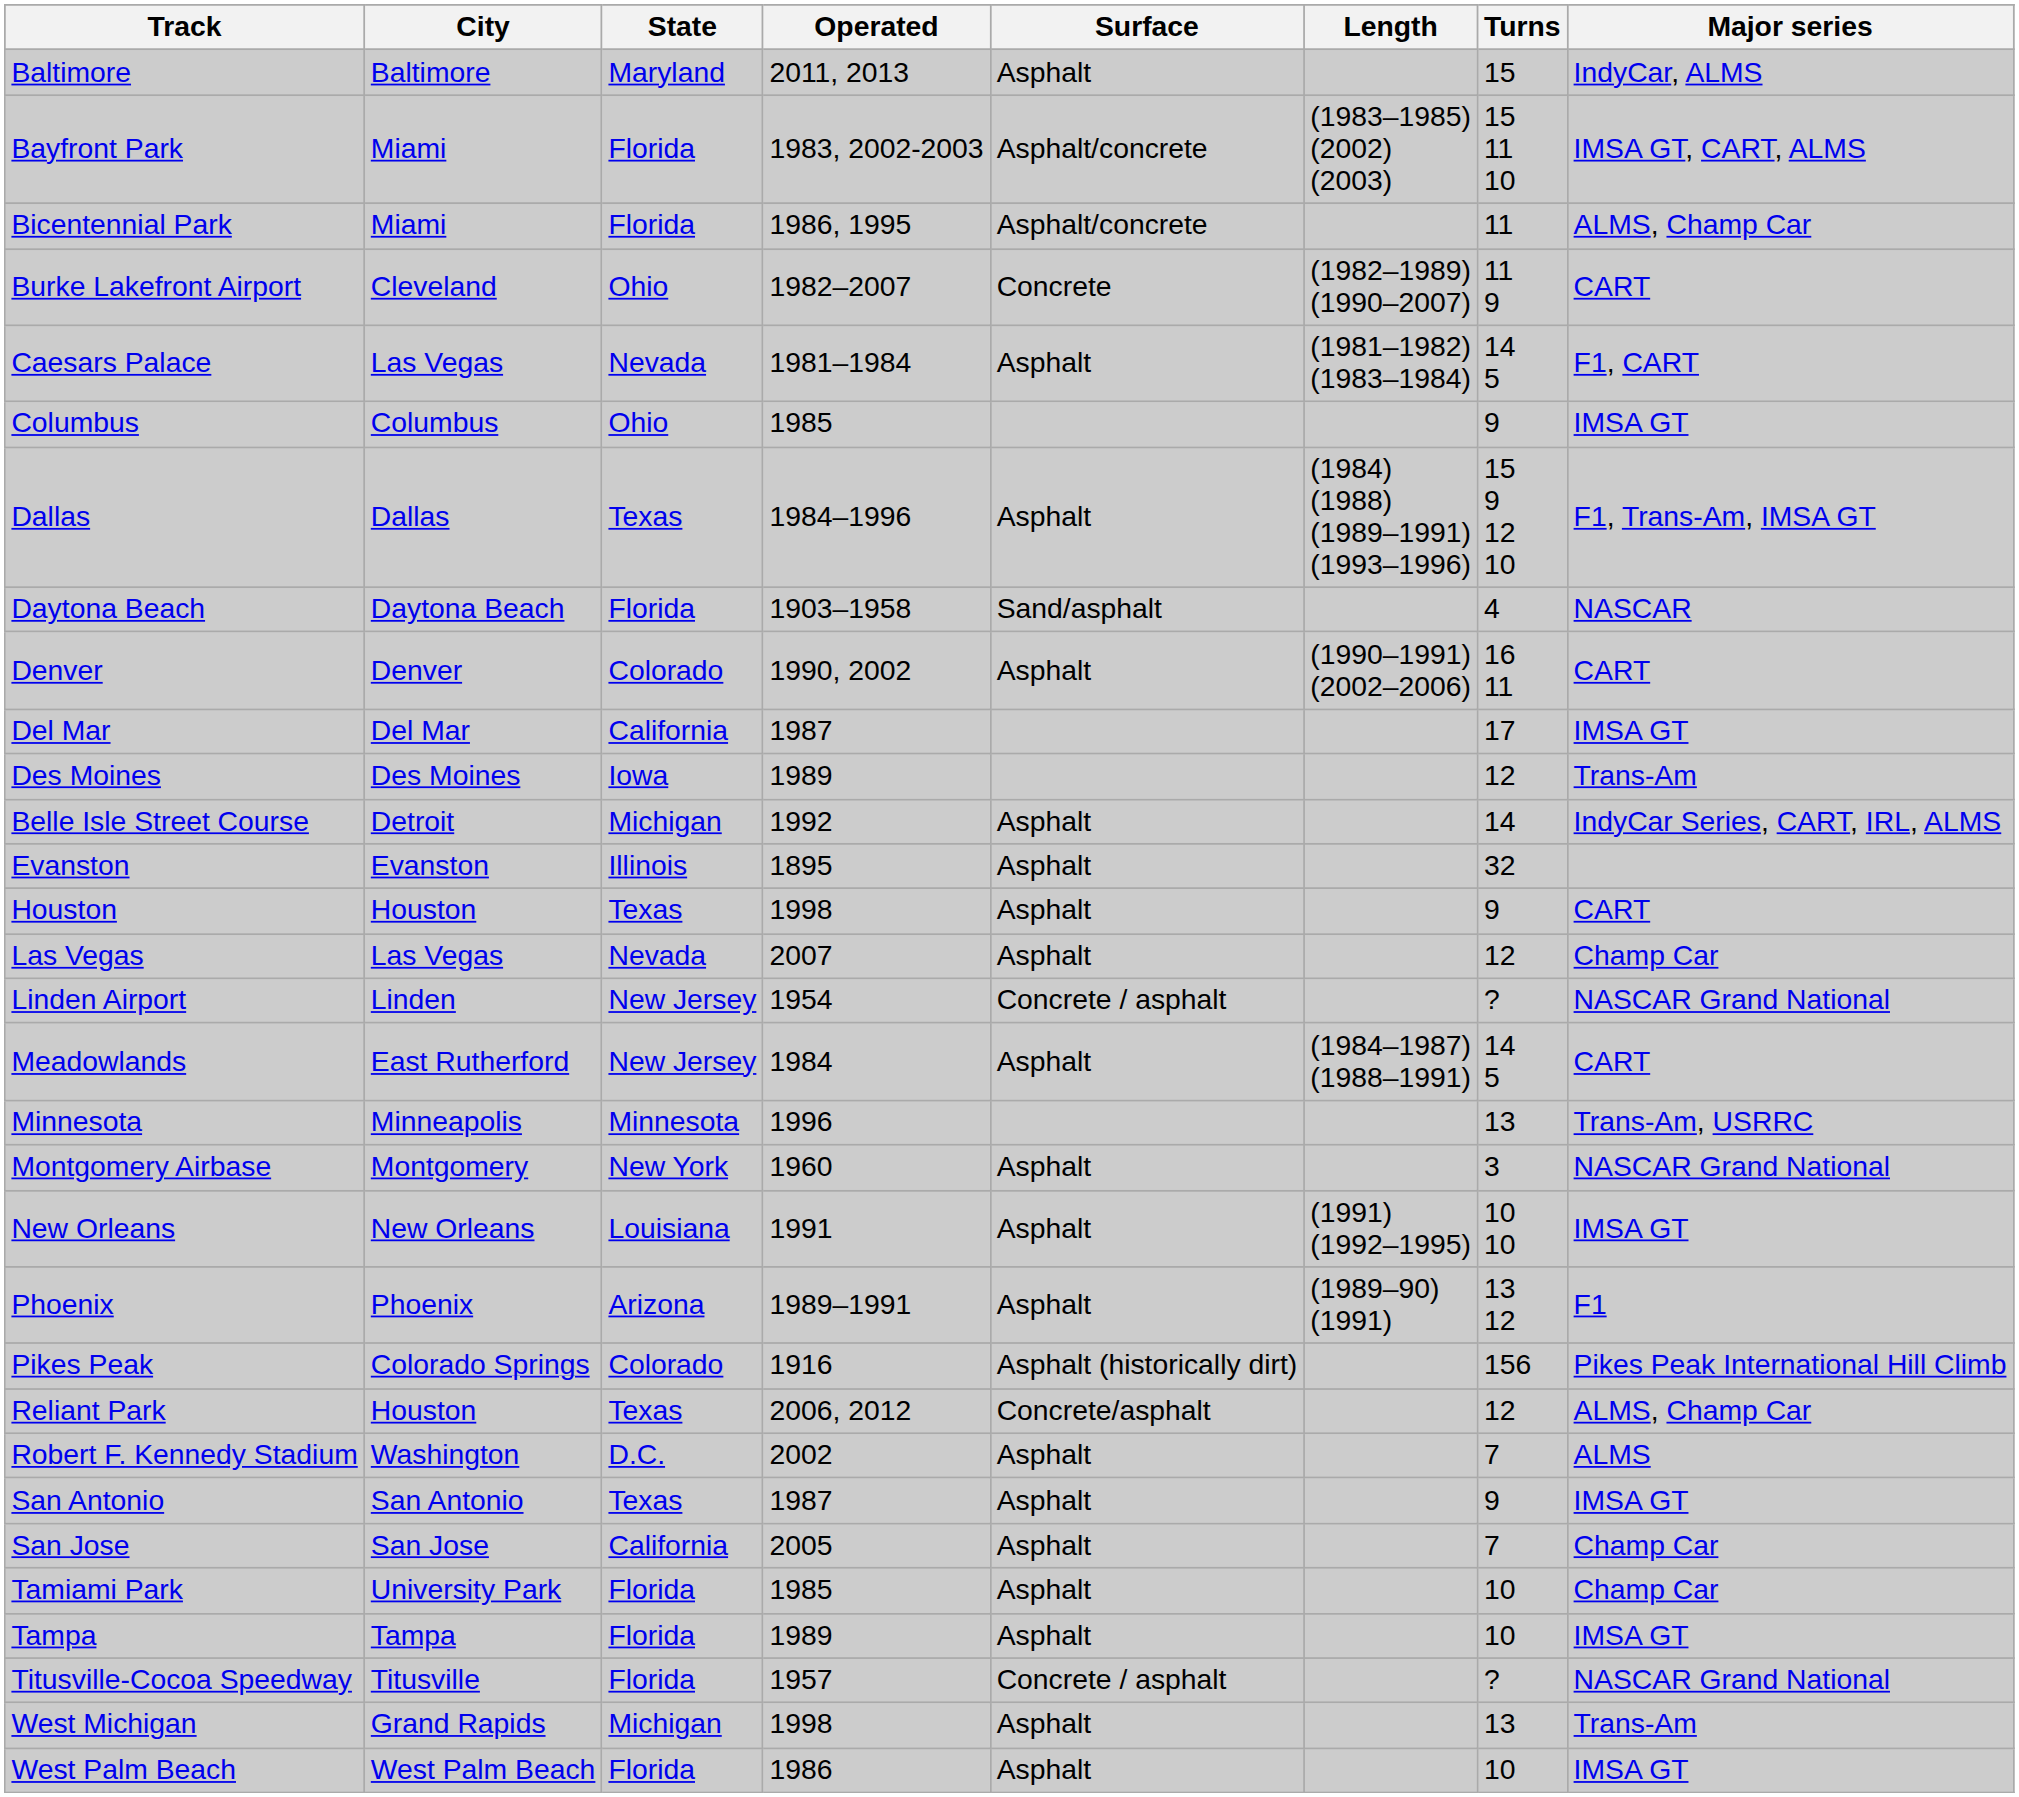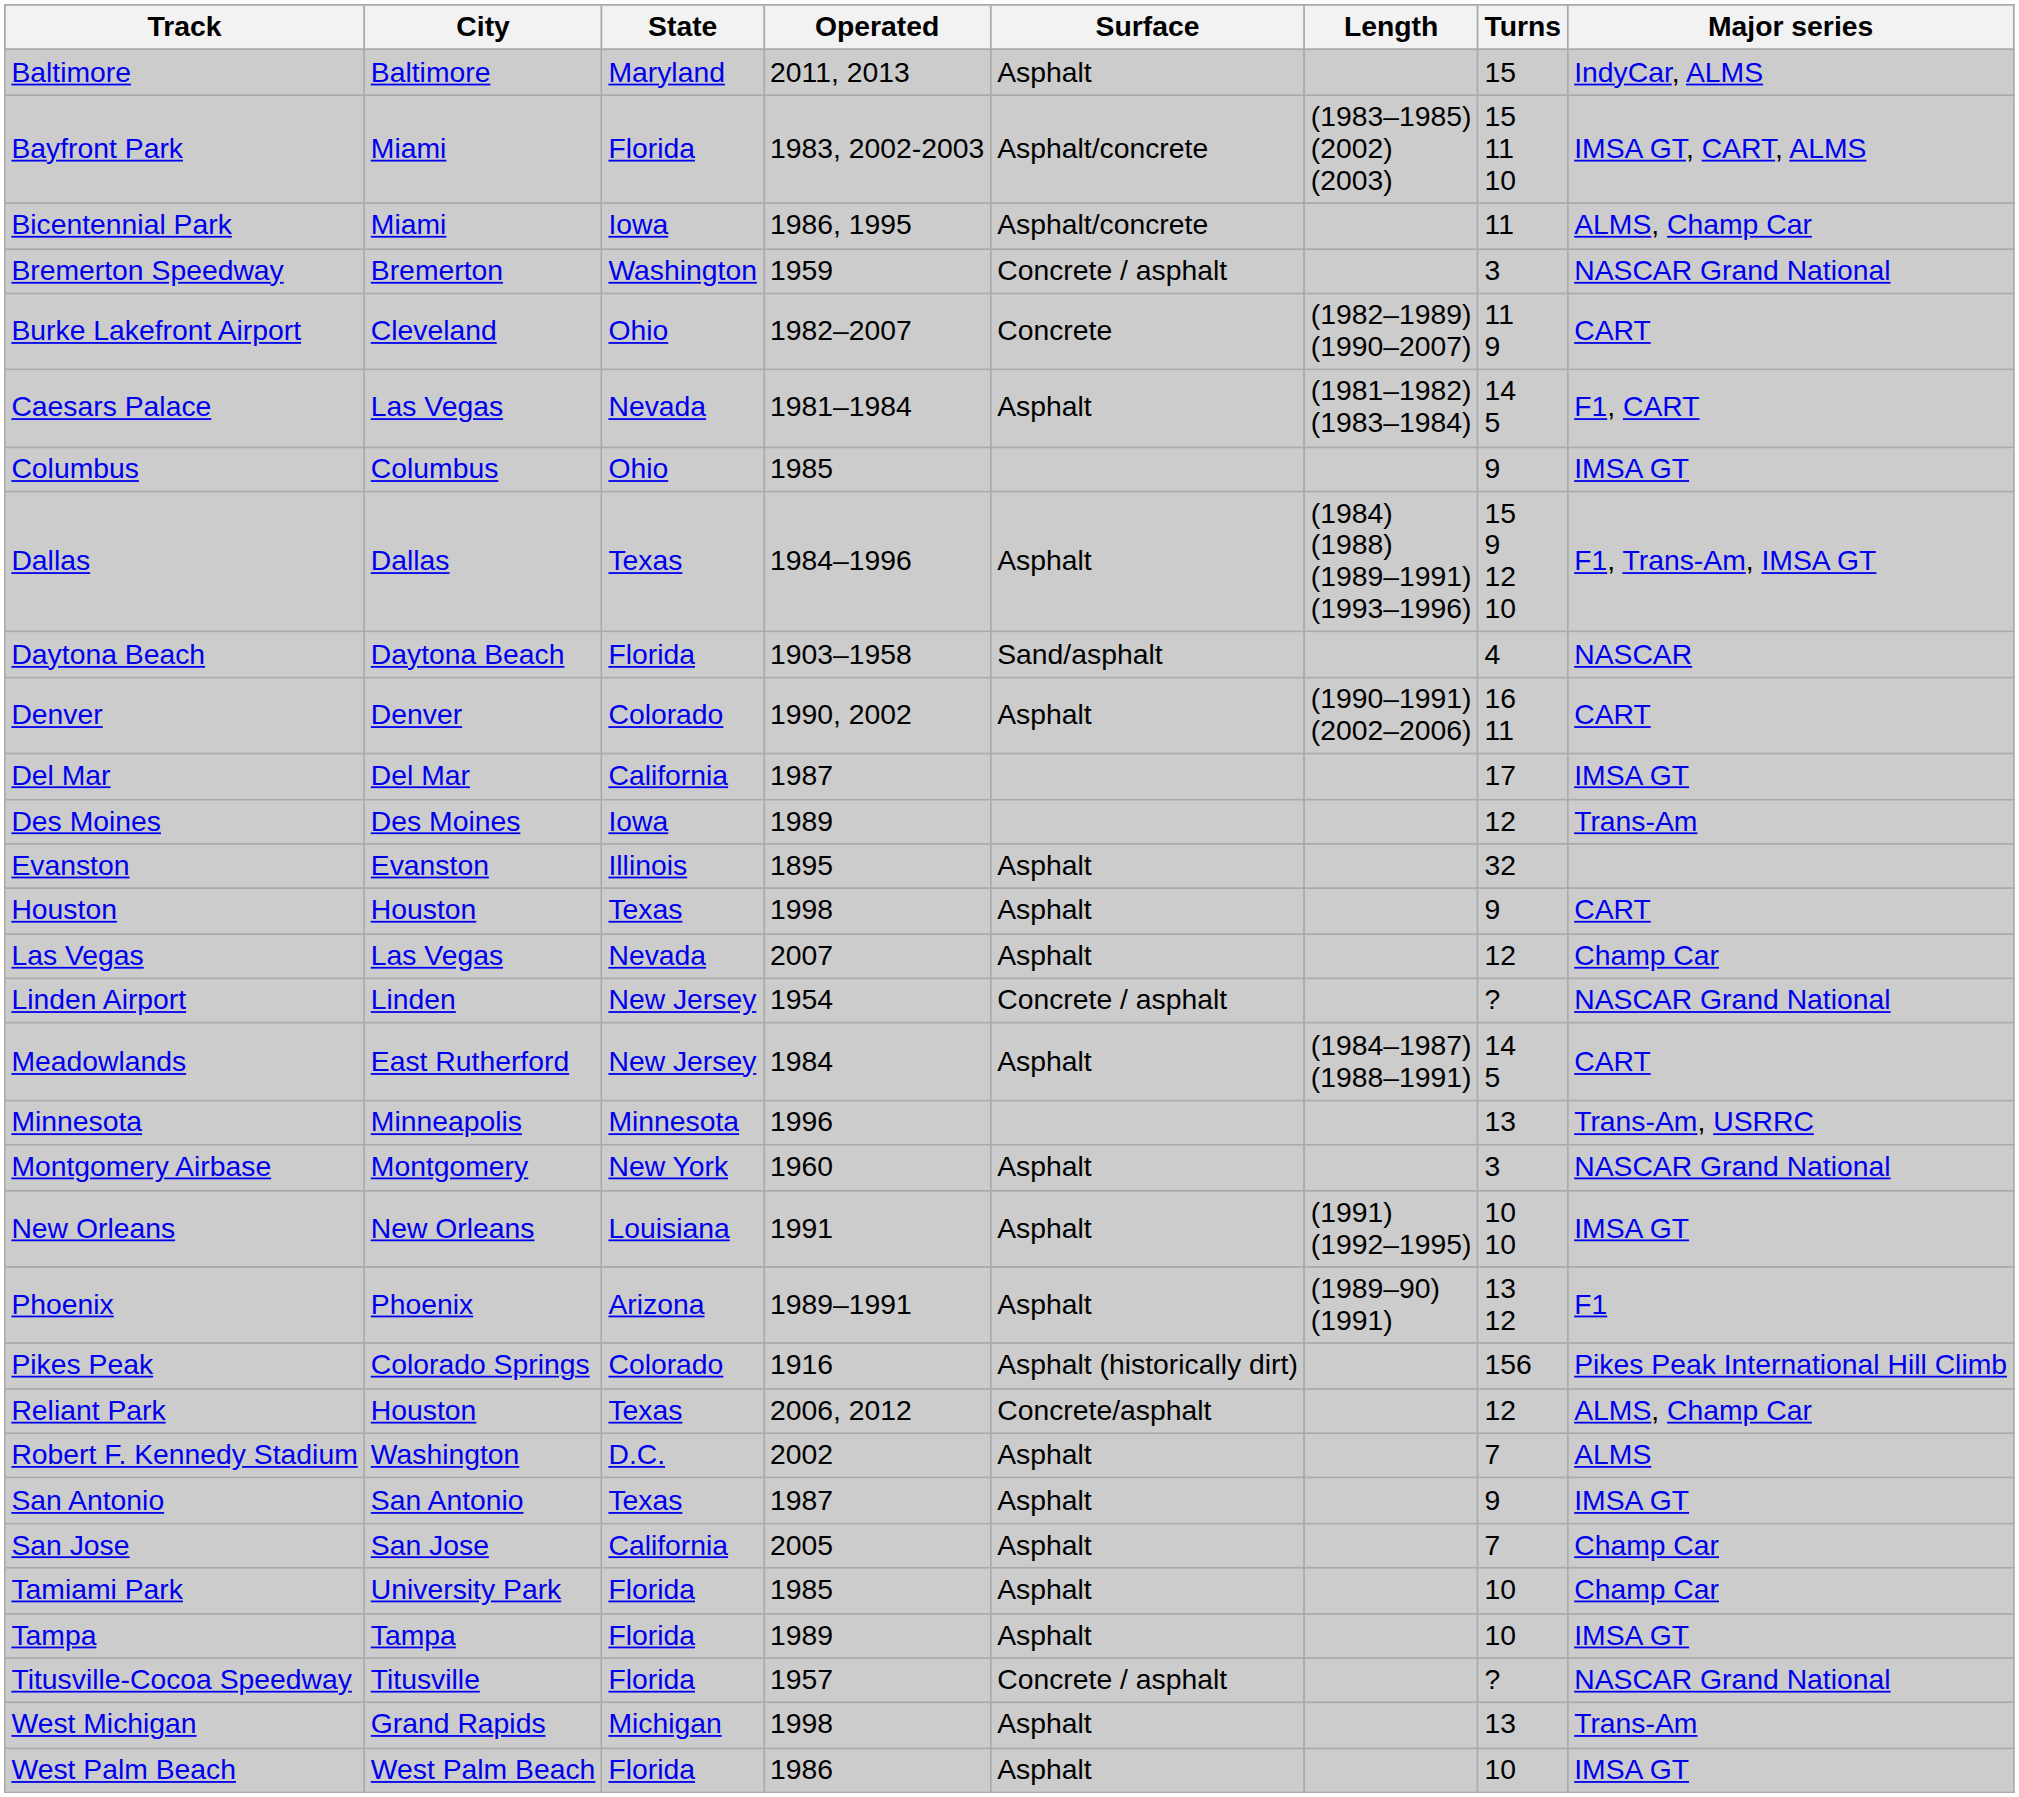(652, 225) Florida -> (638, 225) Iowa
+ row: (148, 270)
- row: (160, 820)
